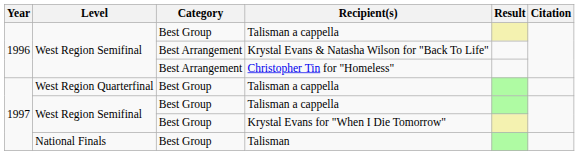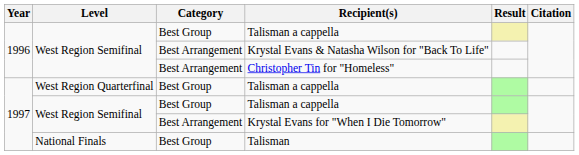(185, 123) Best Group -> (201, 123) Best Arrangement
